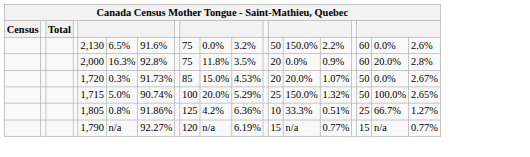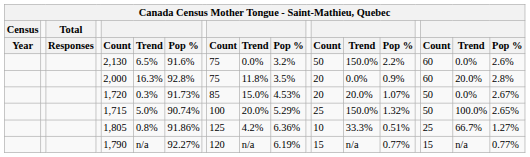+ row: (23, 45)
